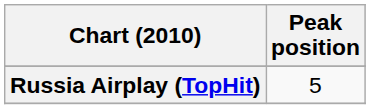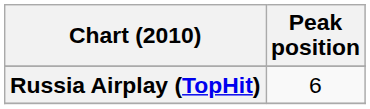(315, 84) 5 -> (315, 84) 6
